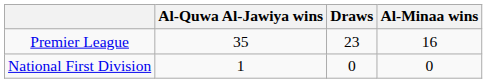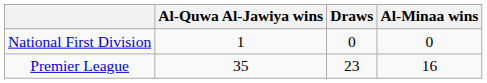rows swapped: (80, 41) <-> (80, 66)
